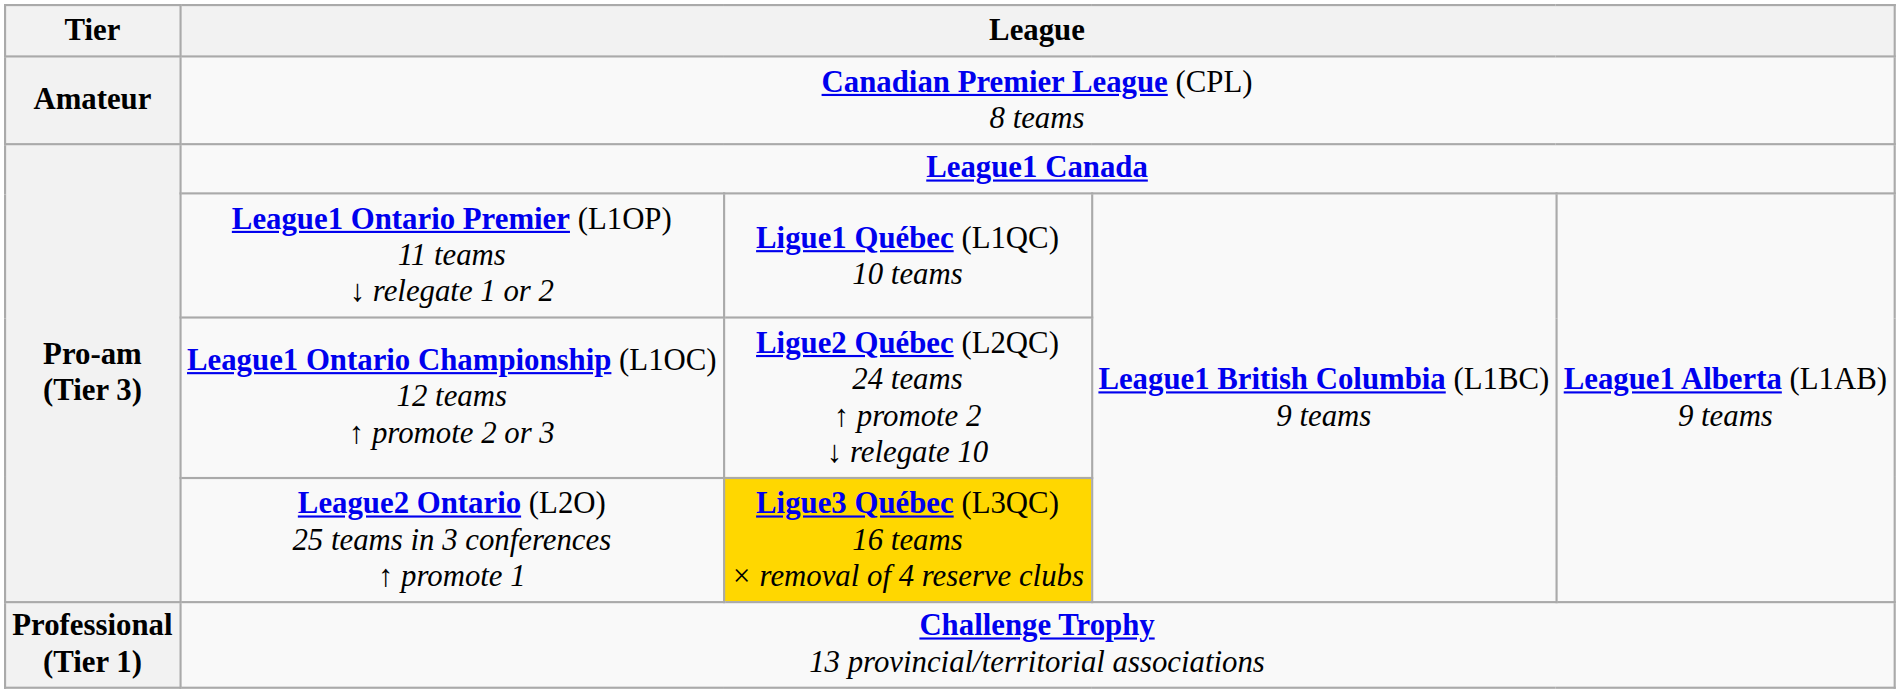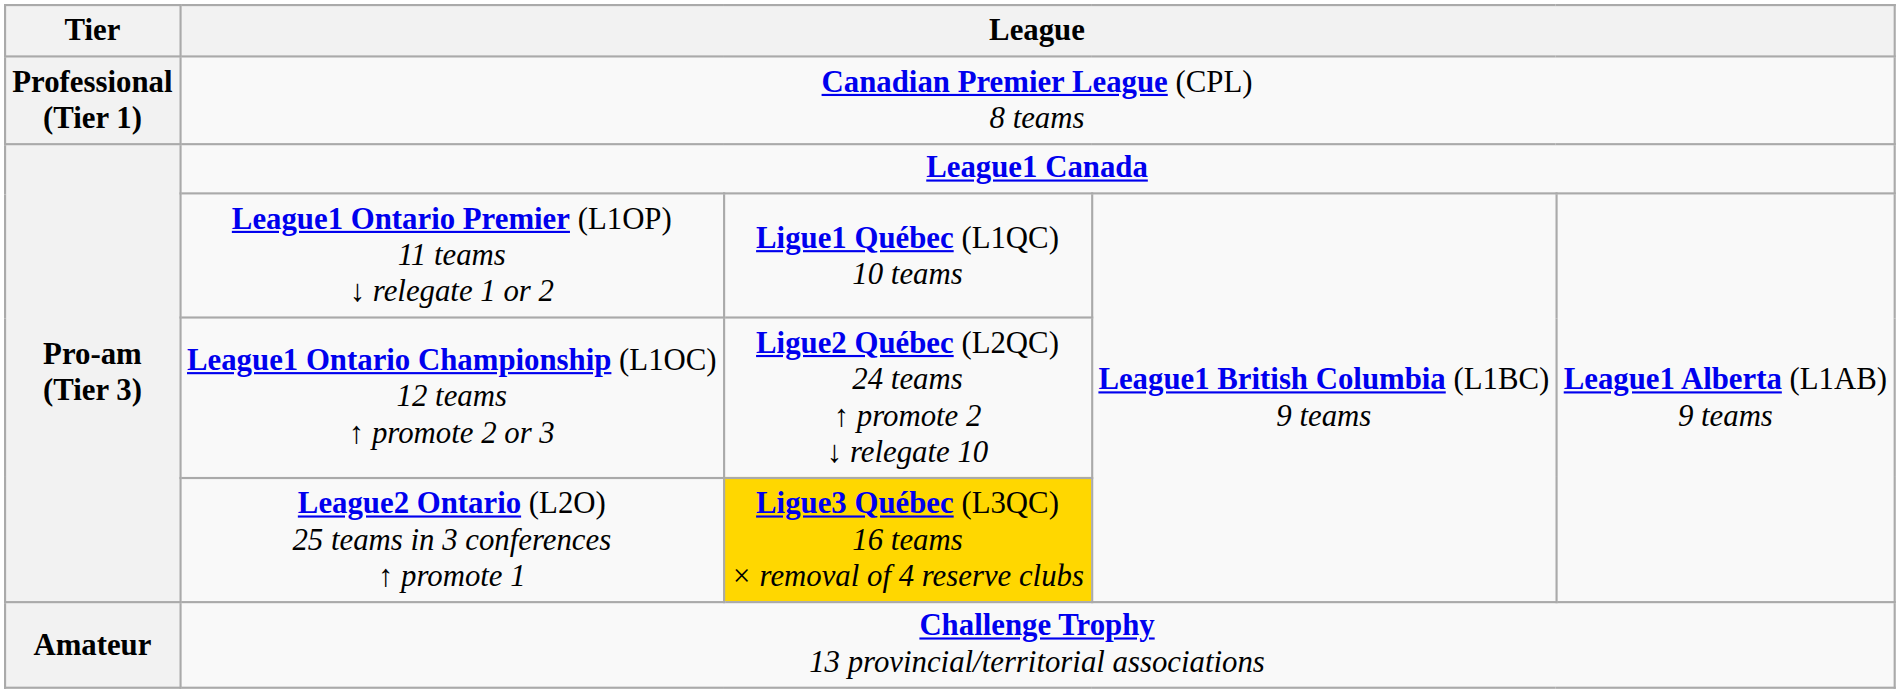(92, 99) Amateur -> (92, 99) Professional (Tier 1)
(92, 644) Professional (Tier 1) -> (92, 644) Amateur
